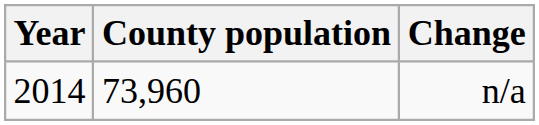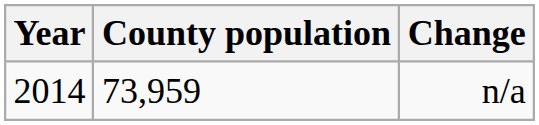(152, 90) 73,960 -> (152, 90) 73,959
